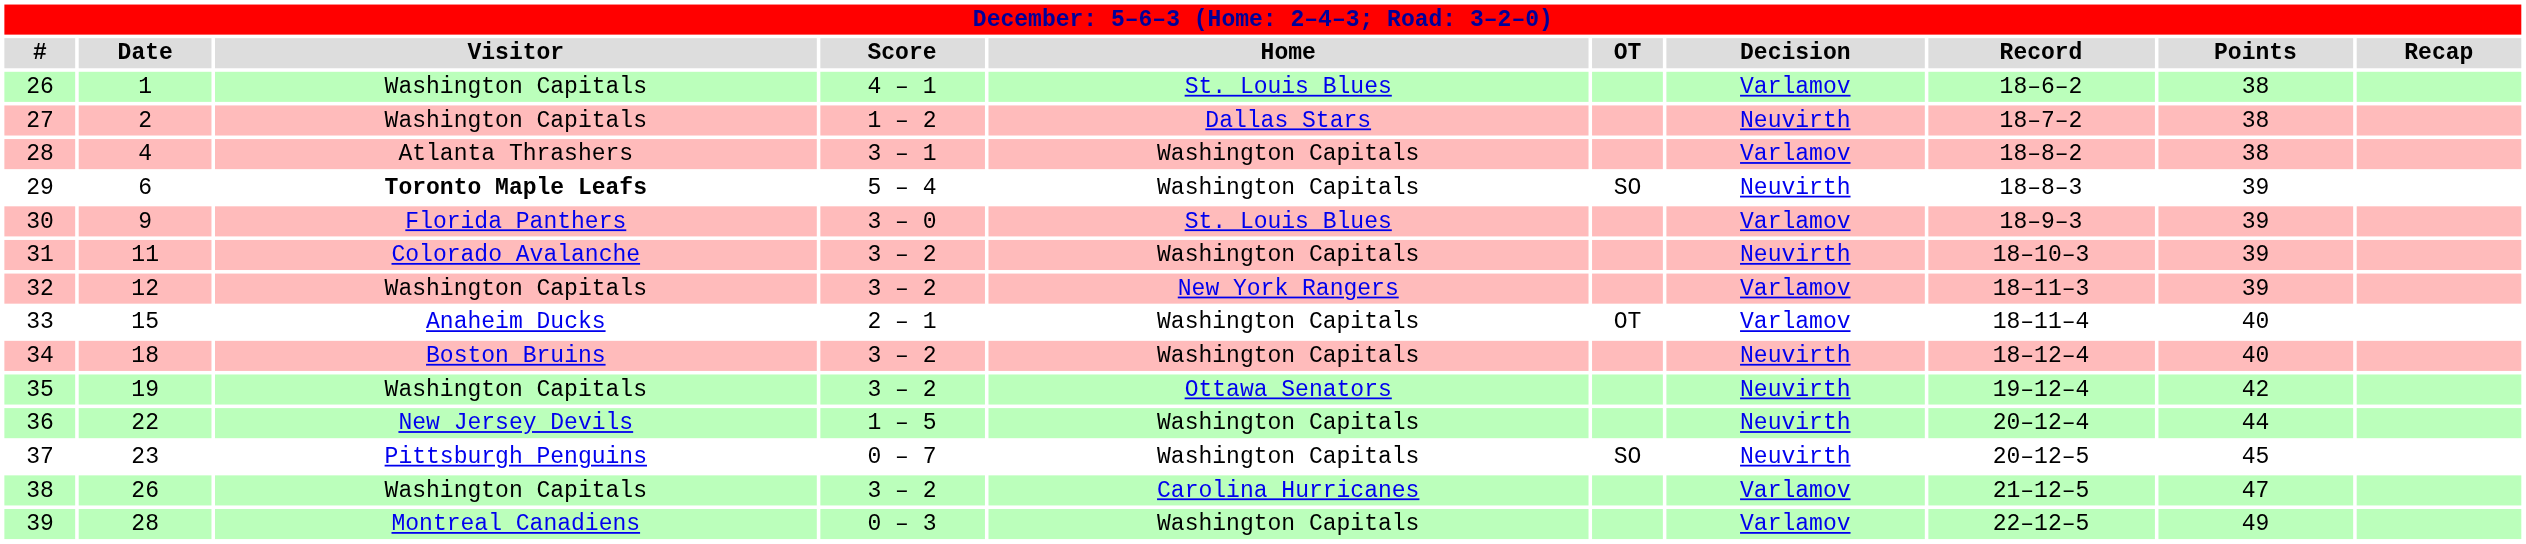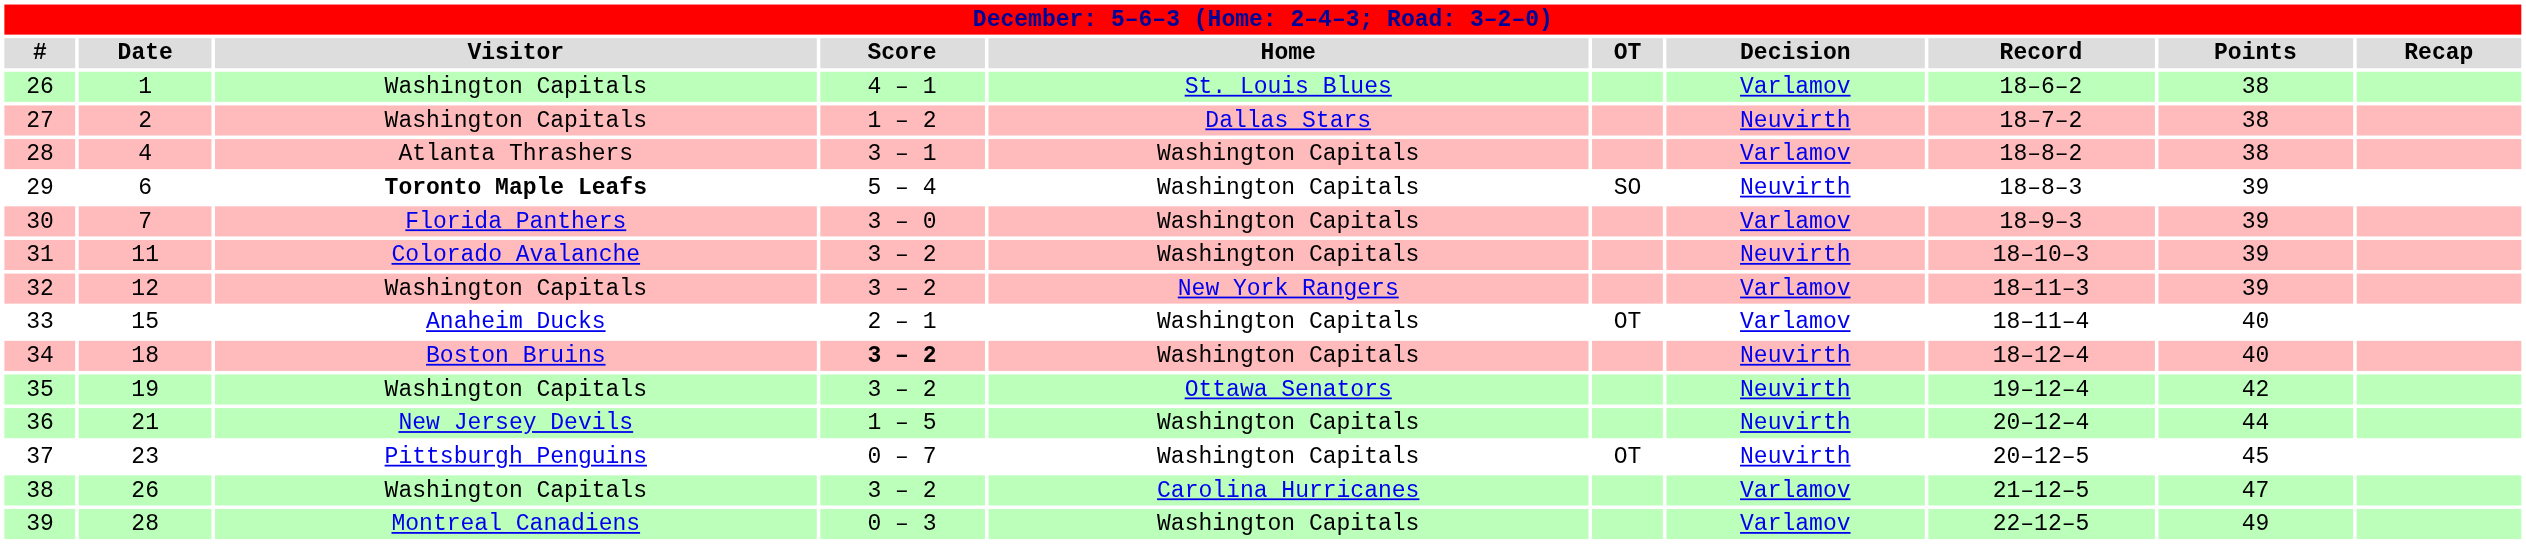(145, 221) 9 -> (145, 221) 7
(1288, 221) St. Louis Blues -> (1288, 221) Washington Capitals
(902, 355) normal -> (902, 355) bold
(145, 423) 22 -> (145, 423) 21
(1628, 456) SO -> (1628, 456) OT
